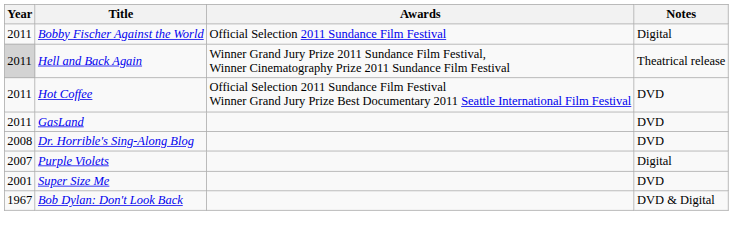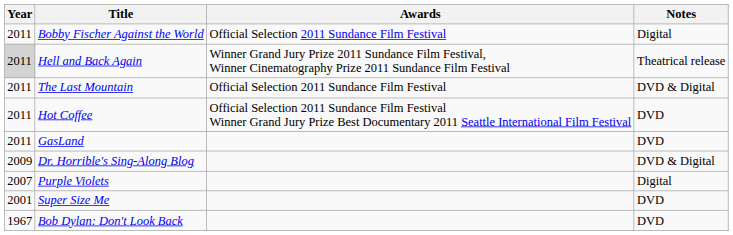+ row: (85, 87)
(20, 141) 2008 -> (20, 161) 2009
(651, 141) DVD -> (676, 161) DVD & Digital
(676, 200) DVD & Digital -> (651, 220) DVD
